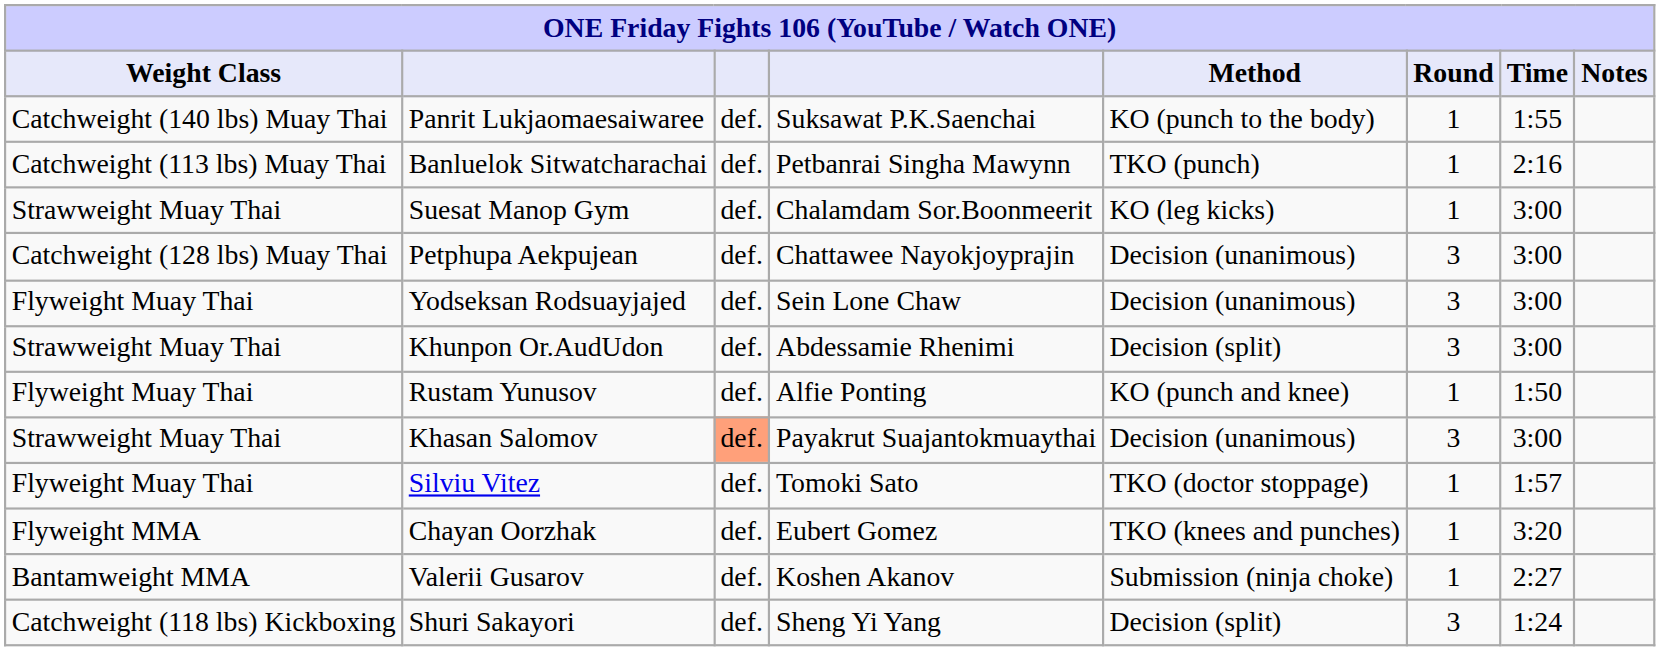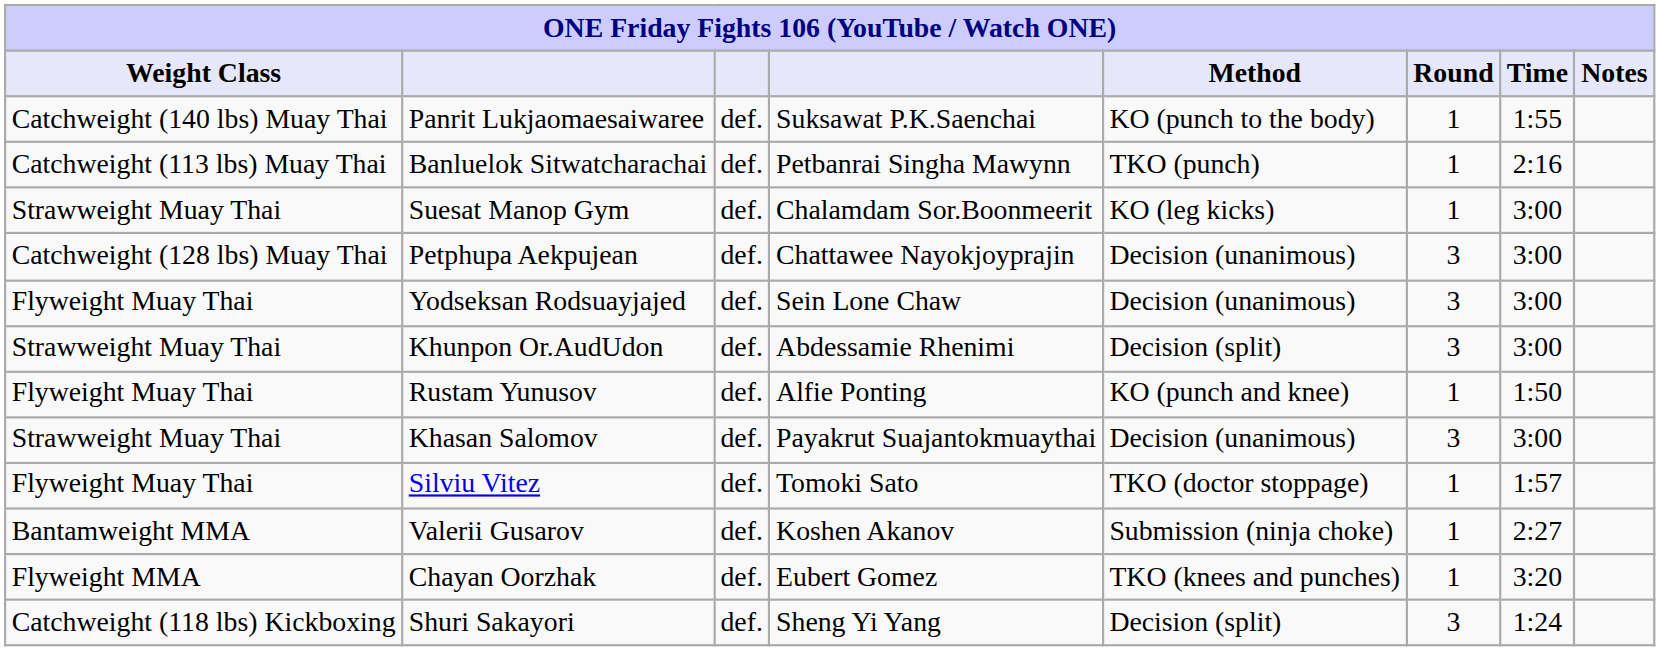(742, 439) lightsalmon background -> (742, 439) no background
rows swapped: (502, 530) <-> (496, 576)
